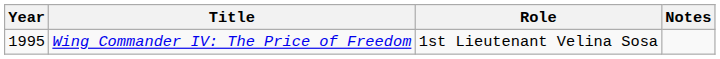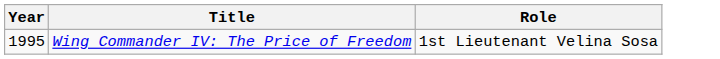- column: (688, 17)
